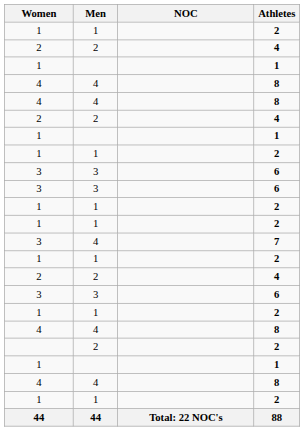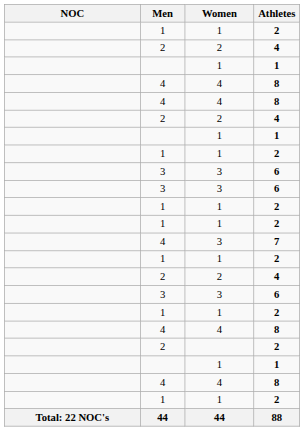columns swapped: (186, 13) <-> (39, 13)
